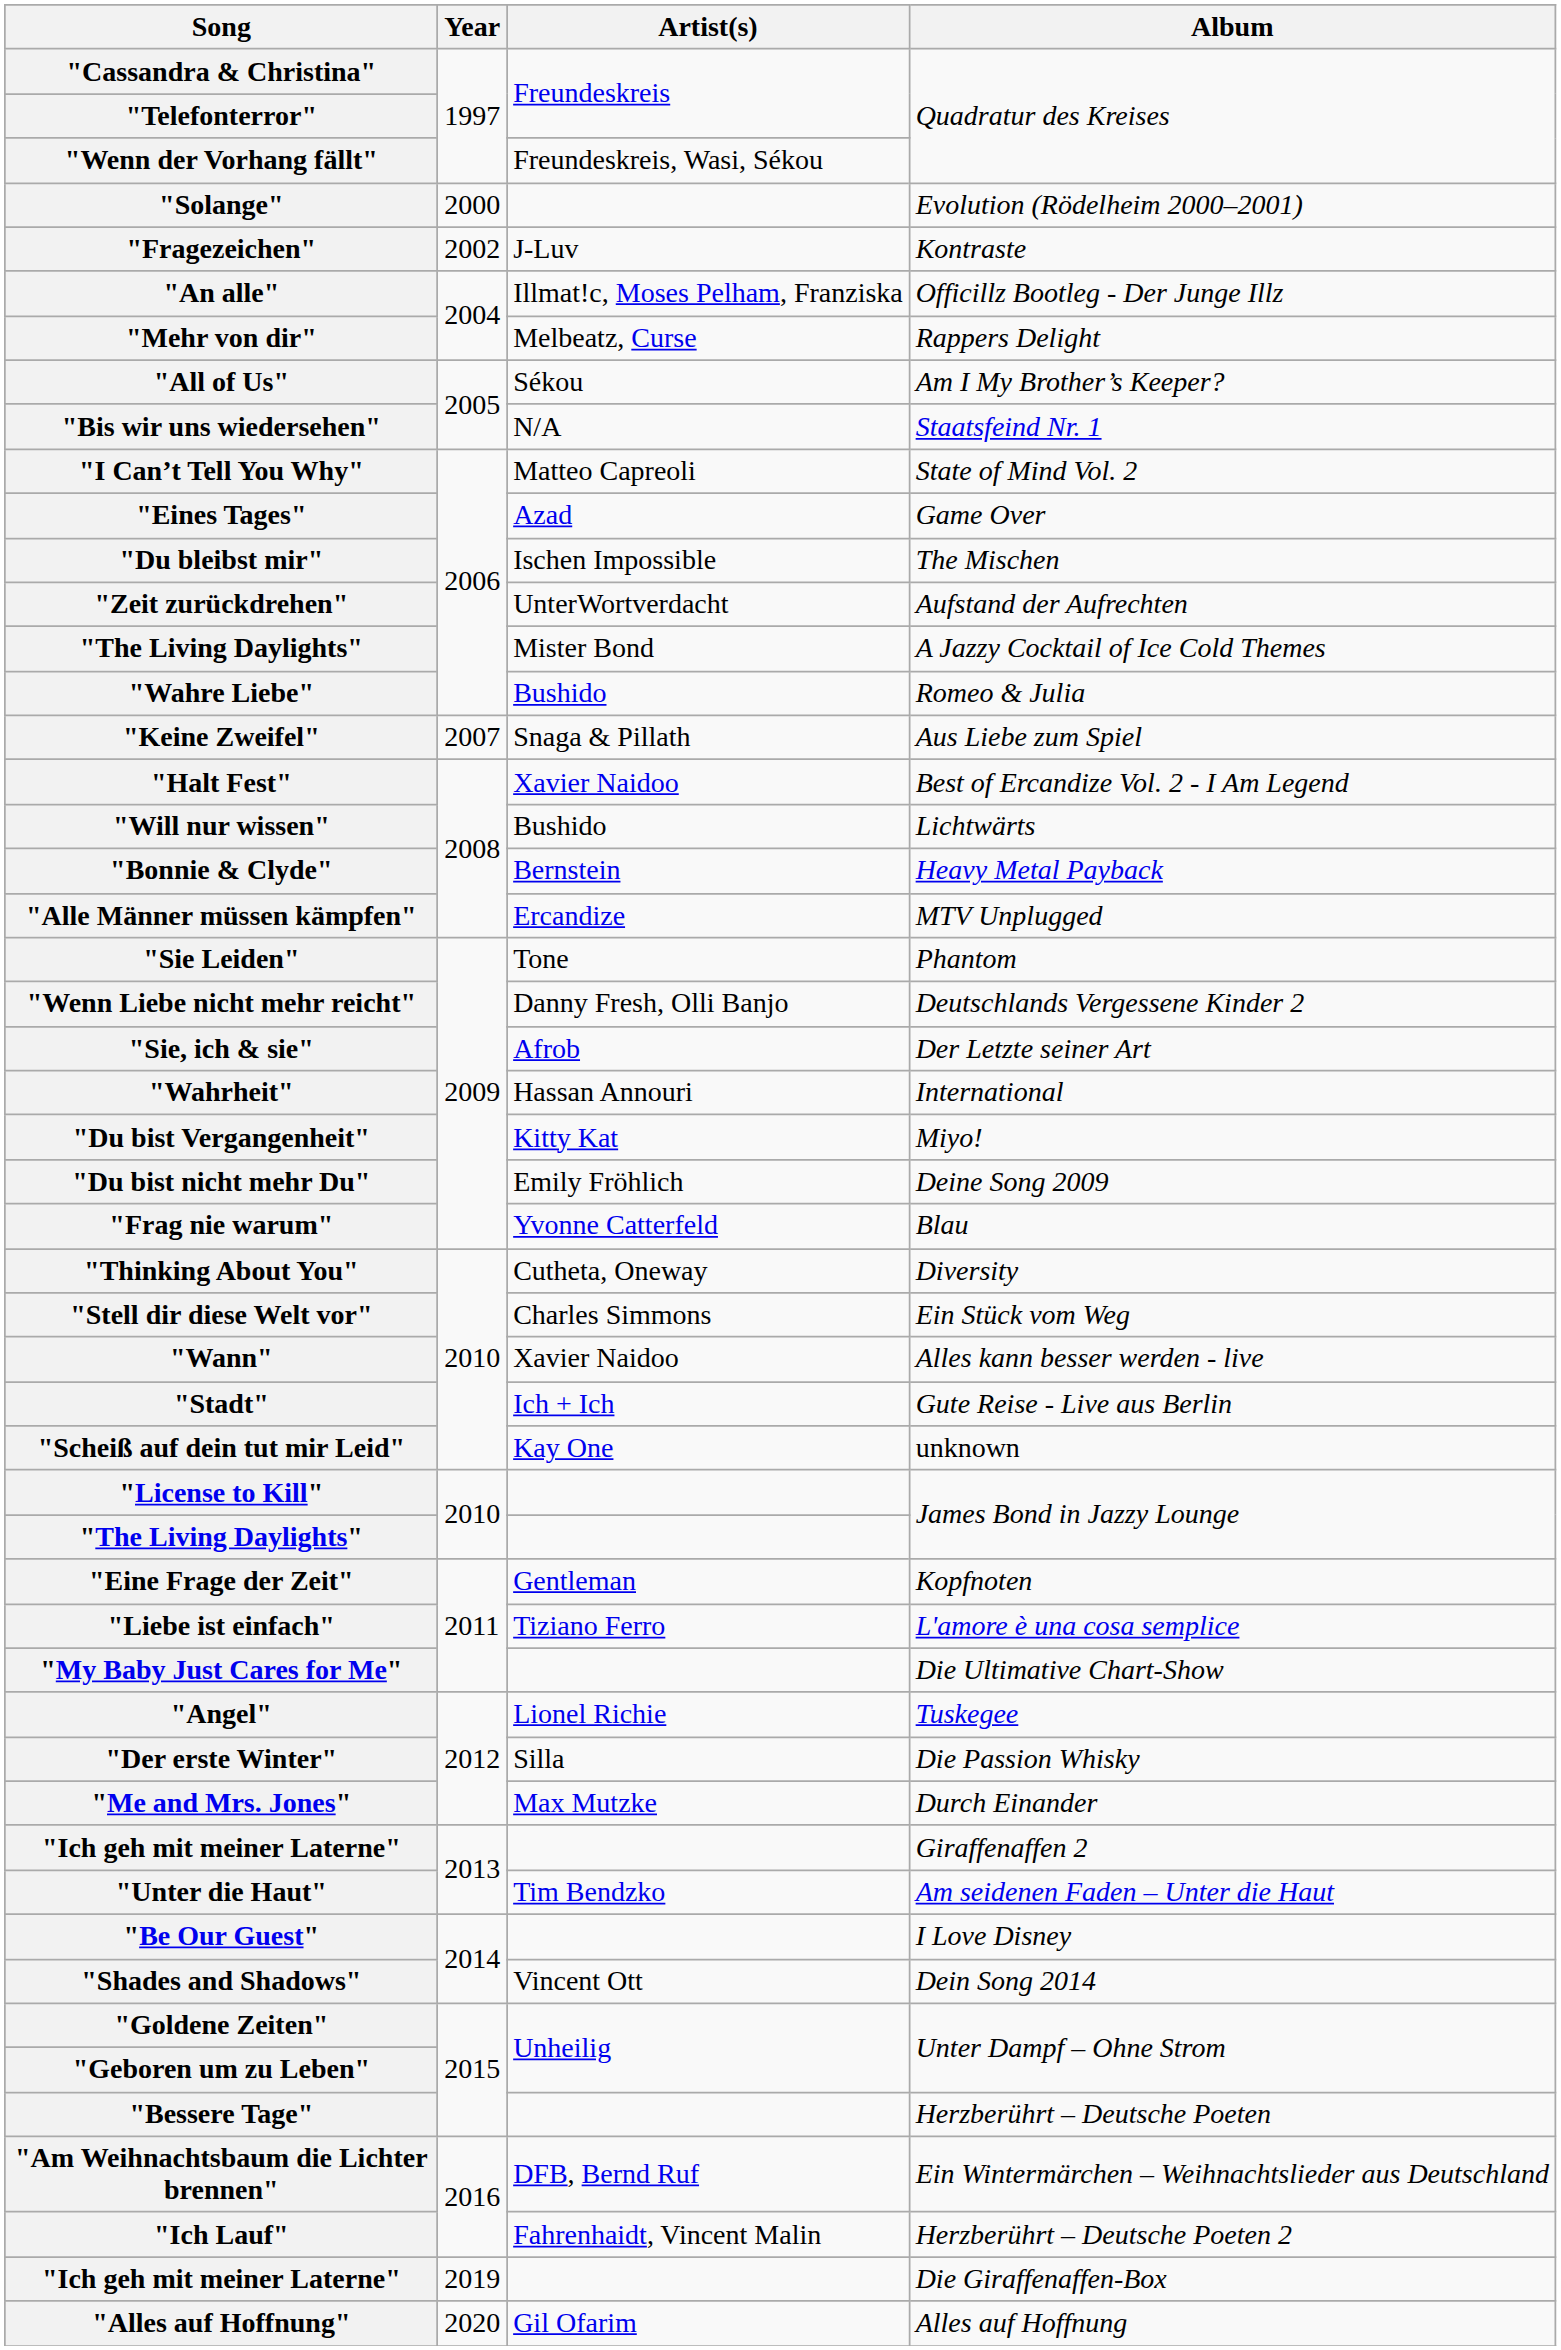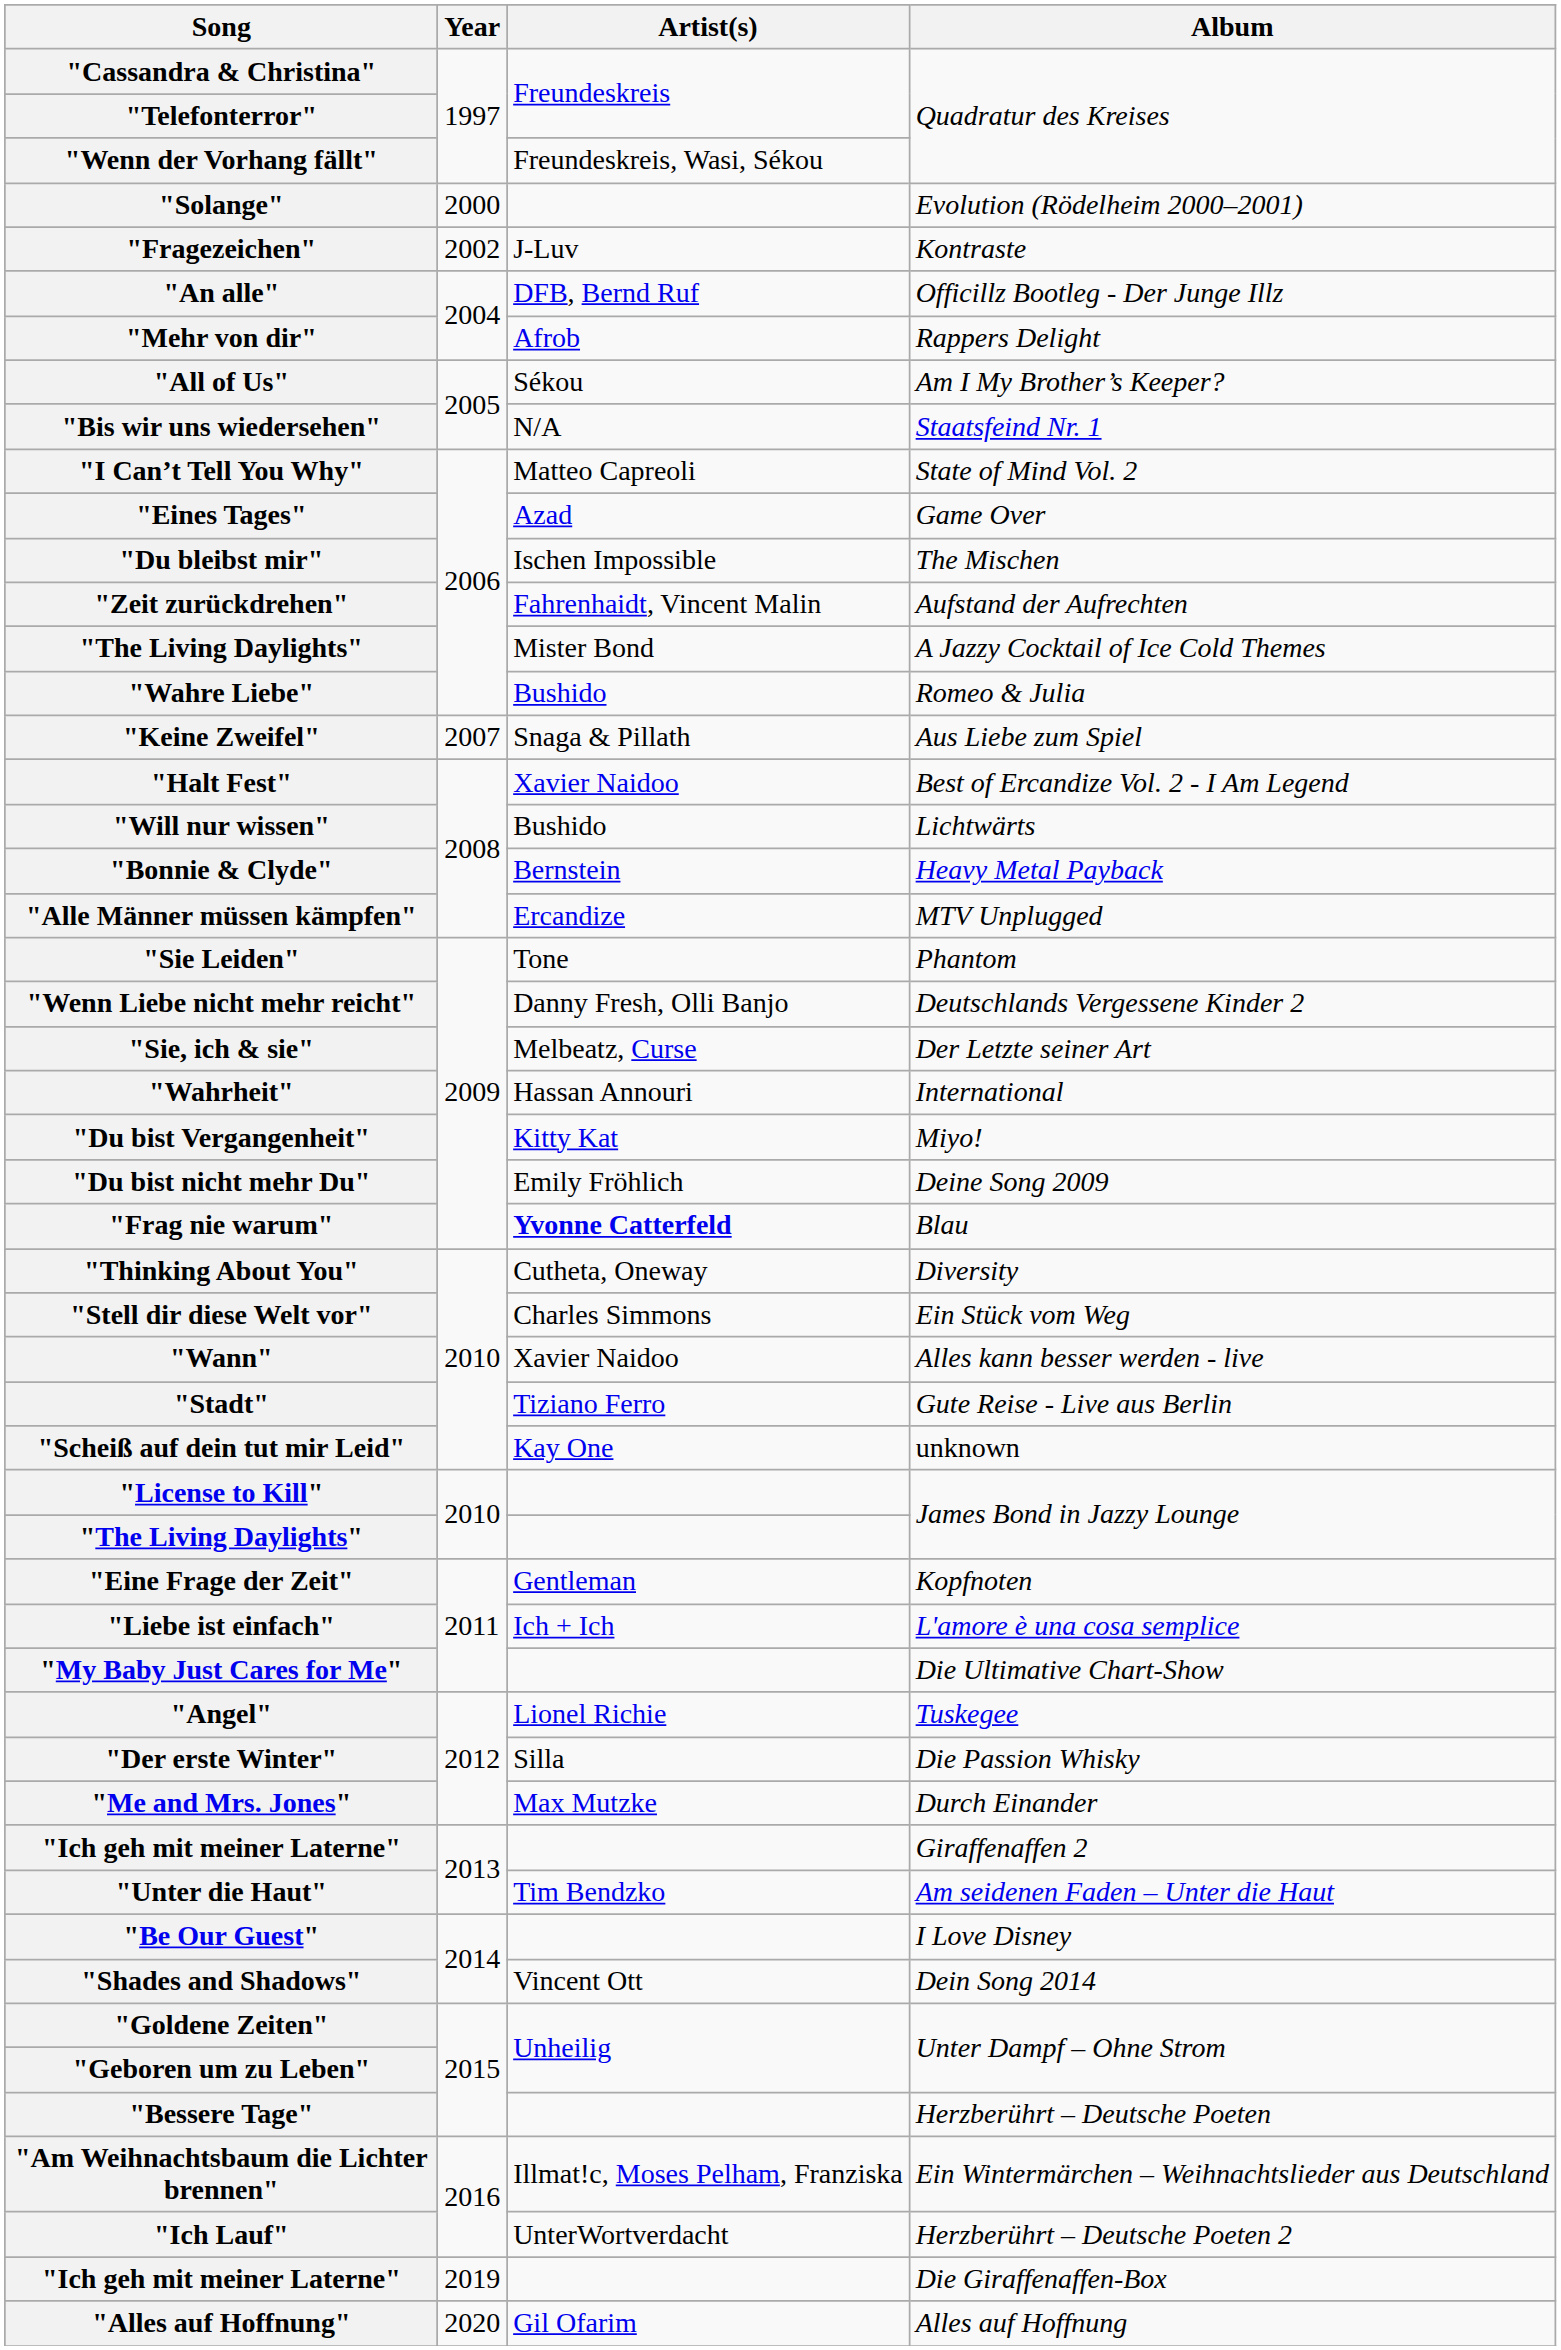(708, 293) Illmat!c, Moses Pelham, Franziska -> (606, 293) DFB, Bernd Ruf
(605, 337) Melbeatz, Curse -> (547, 337) Afrob
(621, 603) UnterWortverdacht -> (667, 603) Fahrenhaidt, Vincent Malin
(547, 1048) Afrob -> (605, 1048) Melbeatz, Curse
(616, 1225) normal -> (622, 1225) bold
(564, 1403) Ich + Ich -> (589, 1403) Tiziano Ferro
(589, 1625) Tiziano Ferro -> (564, 1625) Ich + Ich
(606, 2173) DFB, Bernd Ruf -> (708, 2173) Illmat!c, Moses Pelham, Franziska
(667, 2234) Fahrenhaidt, Vincent Malin -> (621, 2234) UnterWortverdacht
